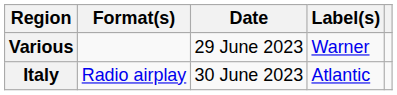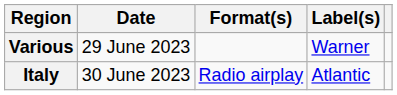columns swapped: (249, 18) <-> (134, 18)
